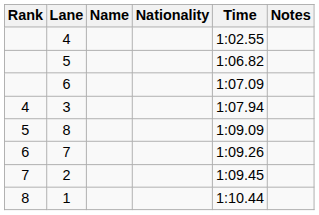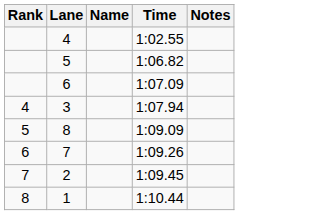- column: (173, 15)
